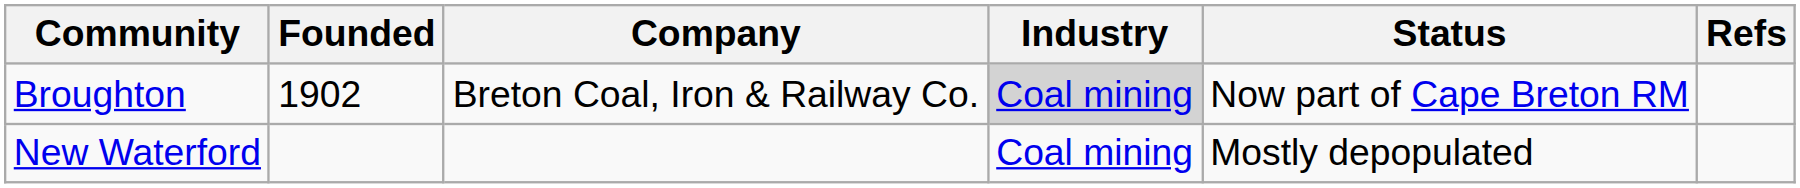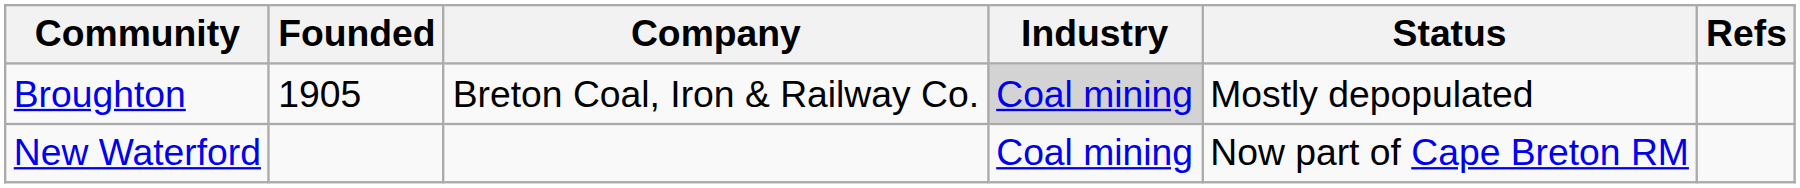(320, 93) 1902 -> (320, 93) 1905
(1450, 93) Now part of Cape Breton RM -> (1372, 93) Mostly depopulated
(1372, 152) Mostly depopulated -> (1450, 152) Now part of Cape Breton RM
